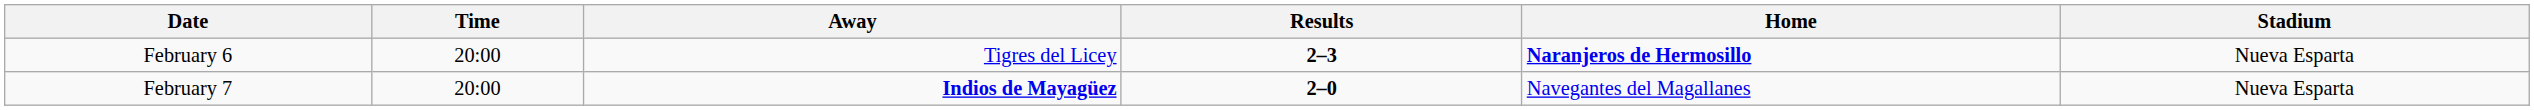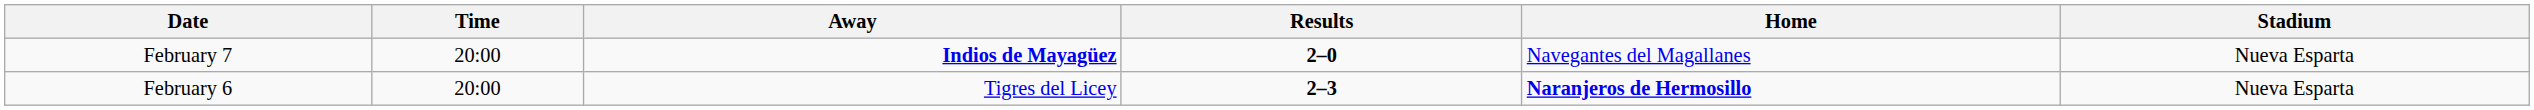rows swapped: (188, 55) <-> (188, 88)
